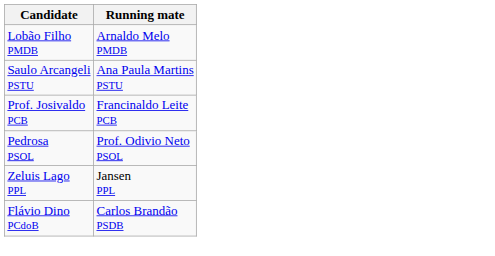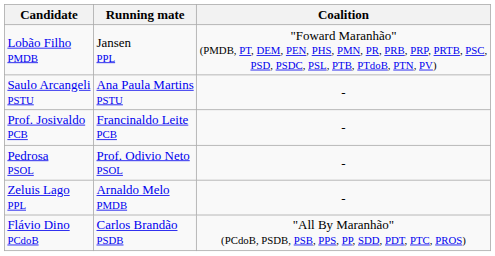+ column: (343, 14)
(133, 42) Arnaldo Melo PMDB -> (114, 49) Jansen PPL
(114, 183) Jansen PPL -> (133, 197) Arnaldo Melo PMDB
